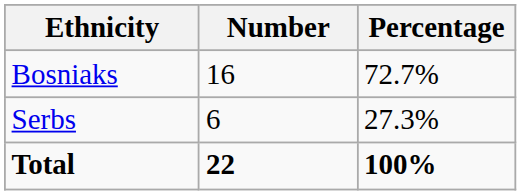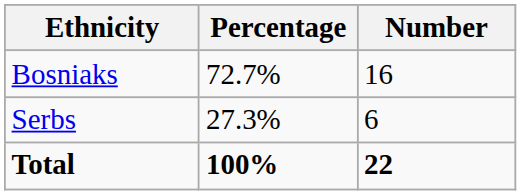columns swapped: (278, 27) <-> (436, 27)
